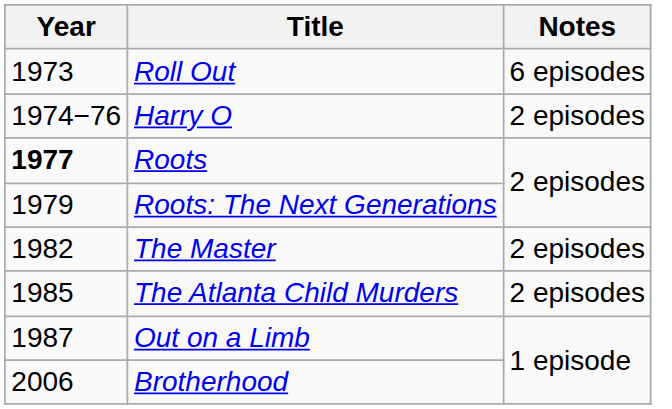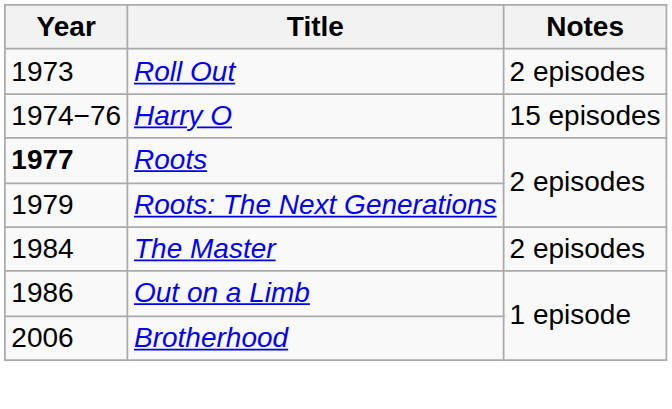(577, 71) 6 episodes -> (577, 71) 2 episodes
(577, 115) 2 episodes -> (585, 115) 15 episodes
(42, 248) 1982 -> (42, 248) 1984
- row: (296, 293)
(42, 337) 1987 -> (42, 293) 1986
